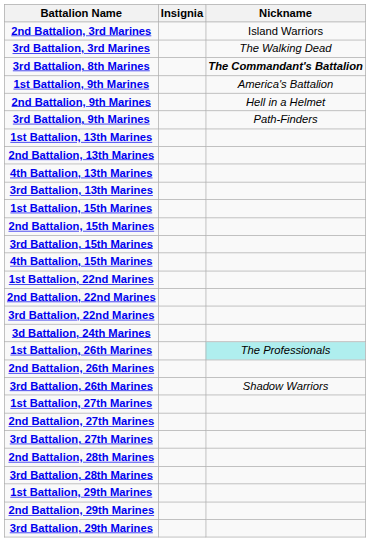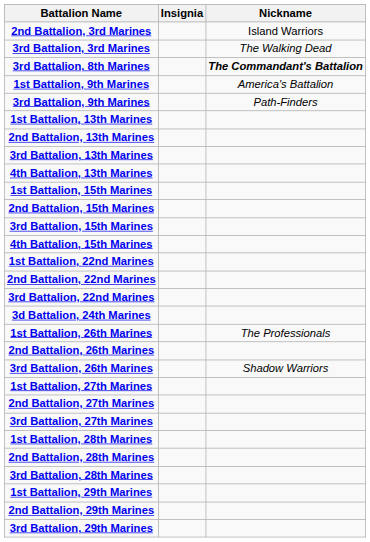- row: (81, 102)
rows swapped: (81, 191) <-> (81, 173)
(286, 350) paleturquoise background -> (286, 333) no background
+ row: (81, 439)
